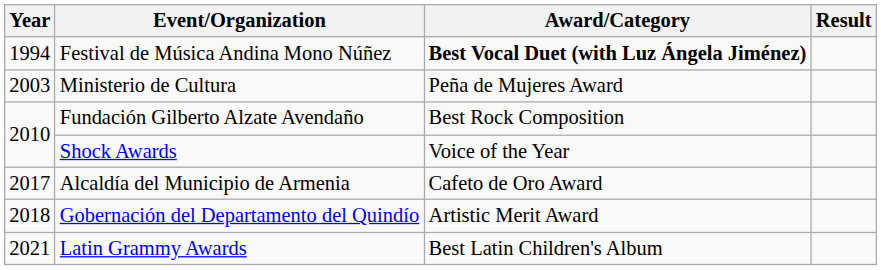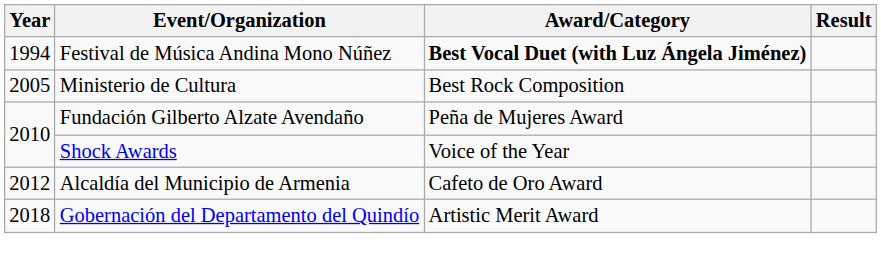(30, 85) 2003 -> (30, 85) 2005
(526, 85) Peña de Mujeres Award -> (526, 85) Best Rock Composition
(526, 118) Best Rock Composition -> (526, 118) Peña de Mujeres Award
(30, 183) 2017 -> (30, 183) 2012
- row: (153, 248)
